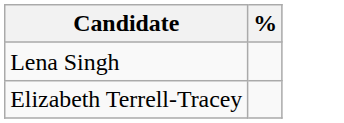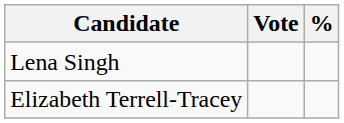+ column: (276, 23)
